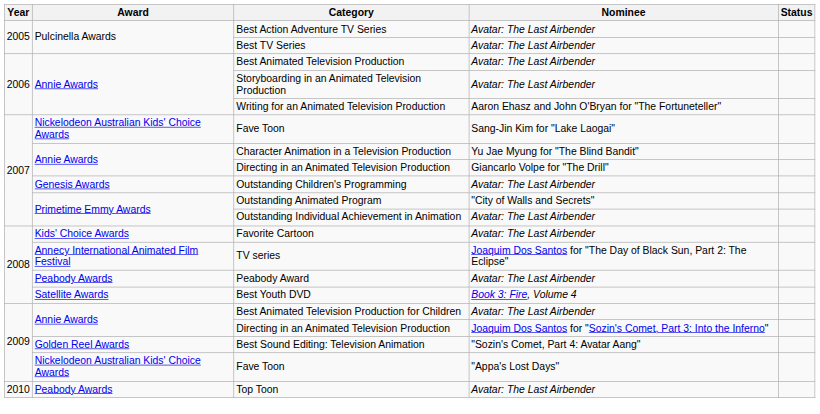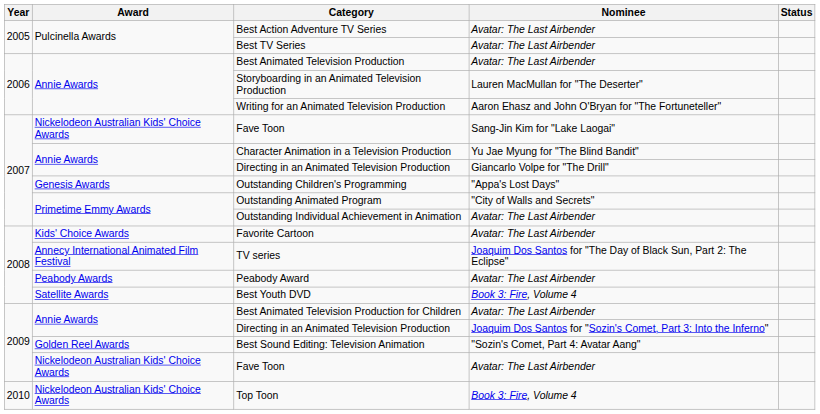(533, 84) Avatar: The Last Airbender -> (557, 84) Lauren MacMullan for "The Deserter"
(533, 184) Avatar: The Last Airbender -> (515, 184) "Appa's Lost Days"
(515, 367) "Appa's Lost Days" -> (533, 367) Avatar: The Last Airbender
(74, 389) Peabody Awards -> (118, 395) Nickelodeon Australian Kids' Choice Awards
(533, 389) Avatar: The Last Airbender -> (524, 395) Book 3: Fire, Volume 4
